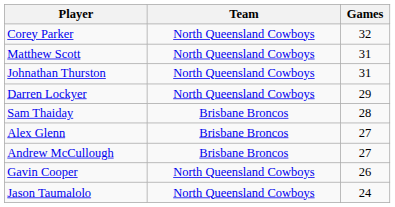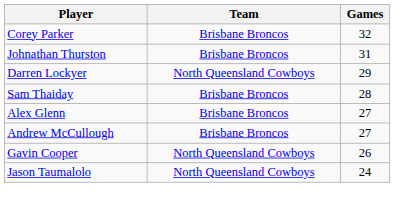(244, 34) North Queensland Cowboys -> (244, 34) Brisbane Broncos
- row: (44, 53)
(244, 73) North Queensland Cowboys -> (244, 53) Brisbane Broncos
